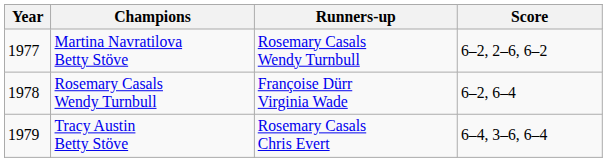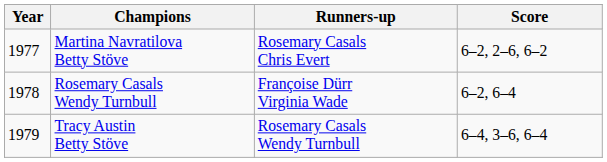(312, 50) Rosemary Casals Wendy Turnbull -> (312, 50) Rosemary Casals Chris Evert
(312, 135) Rosemary Casals Chris Evert -> (312, 135) Rosemary Casals Wendy Turnbull
